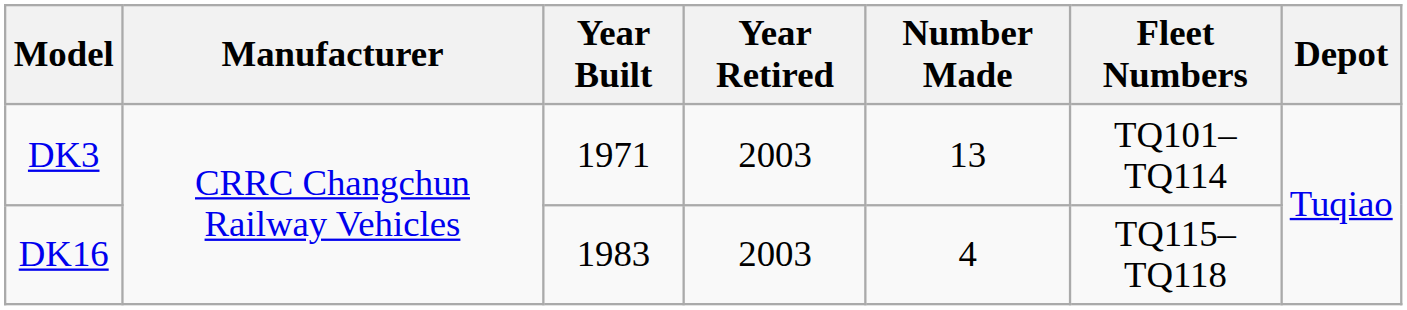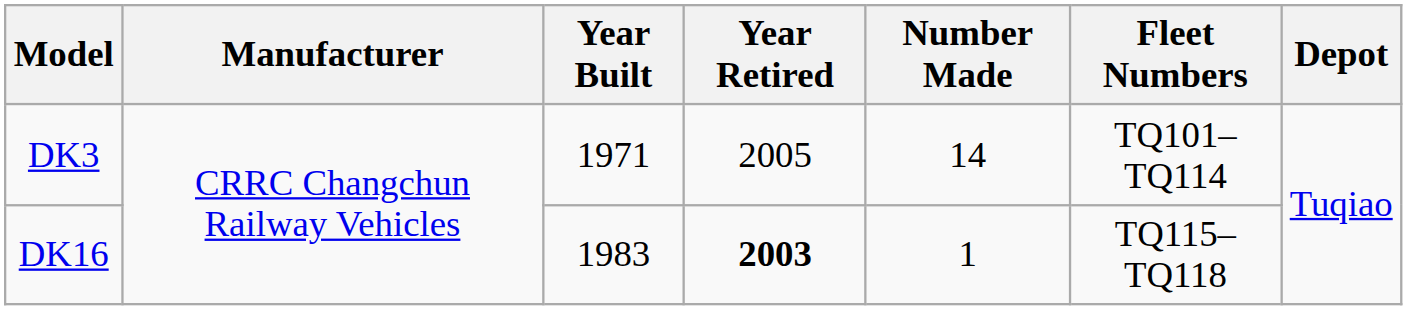(775, 154) 2003 -> (775, 154) 2005
(968, 154) 13 -> (968, 154) 14
(775, 253) normal -> (775, 253) bold
(968, 253) 4 -> (968, 253) 1
